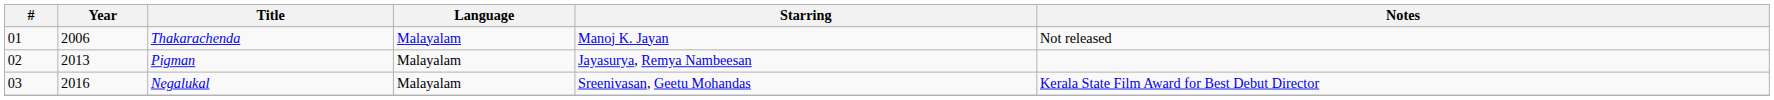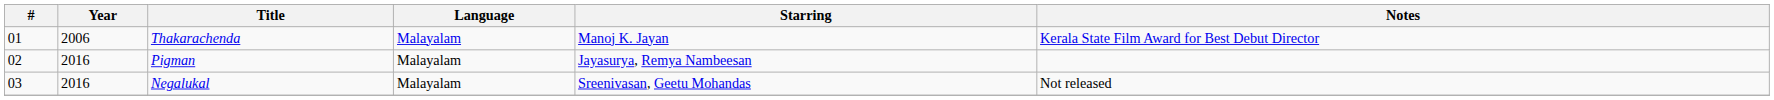(1076, 38) Not released -> (1180, 38) Kerala State Film Award for Best Debut Director
(75, 60) 2013 -> (75, 60) 2016
(1180, 83) Kerala State Film Award for Best Debut Director -> (1076, 83) Not released
